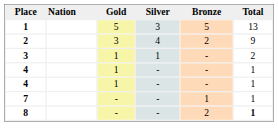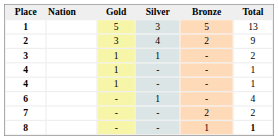+ row: (26, 99)
(207, 99) 1 -> (207, 113) 2
(253, 99) 1 -> (253, 113) 2
(207, 113) 2 -> (207, 127) 1
